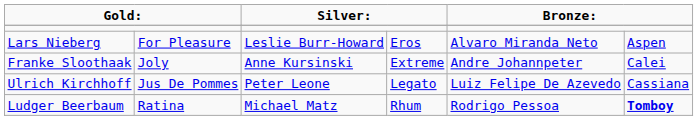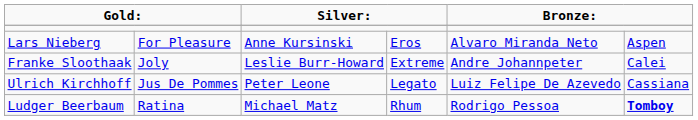(314, 42) Leslie Burr-Howard -> (299, 42) Anne Kursinski
(299, 63) Anne Kursinski -> (314, 63) Leslie Burr-Howard
